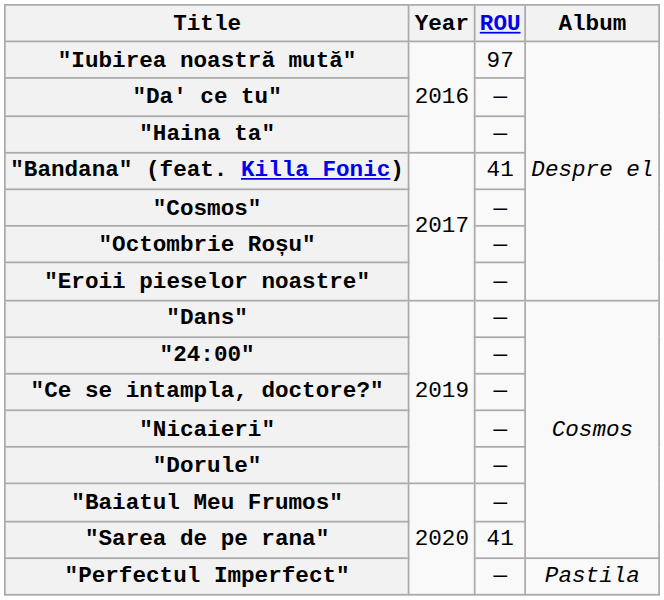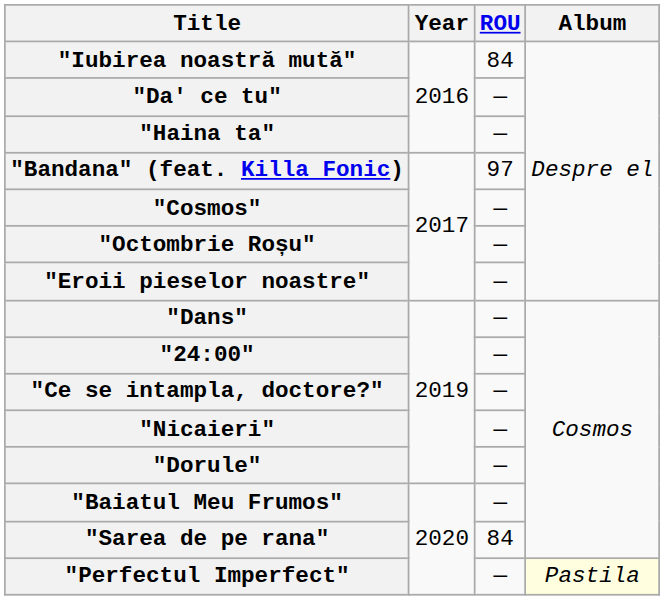(500, 60) 97 -> (500, 60) 84
(500, 171) 41 -> (500, 171) 97
(500, 539) 41 -> (500, 539) 84
(592, 576) no background -> (592, 576) lightyellow background
